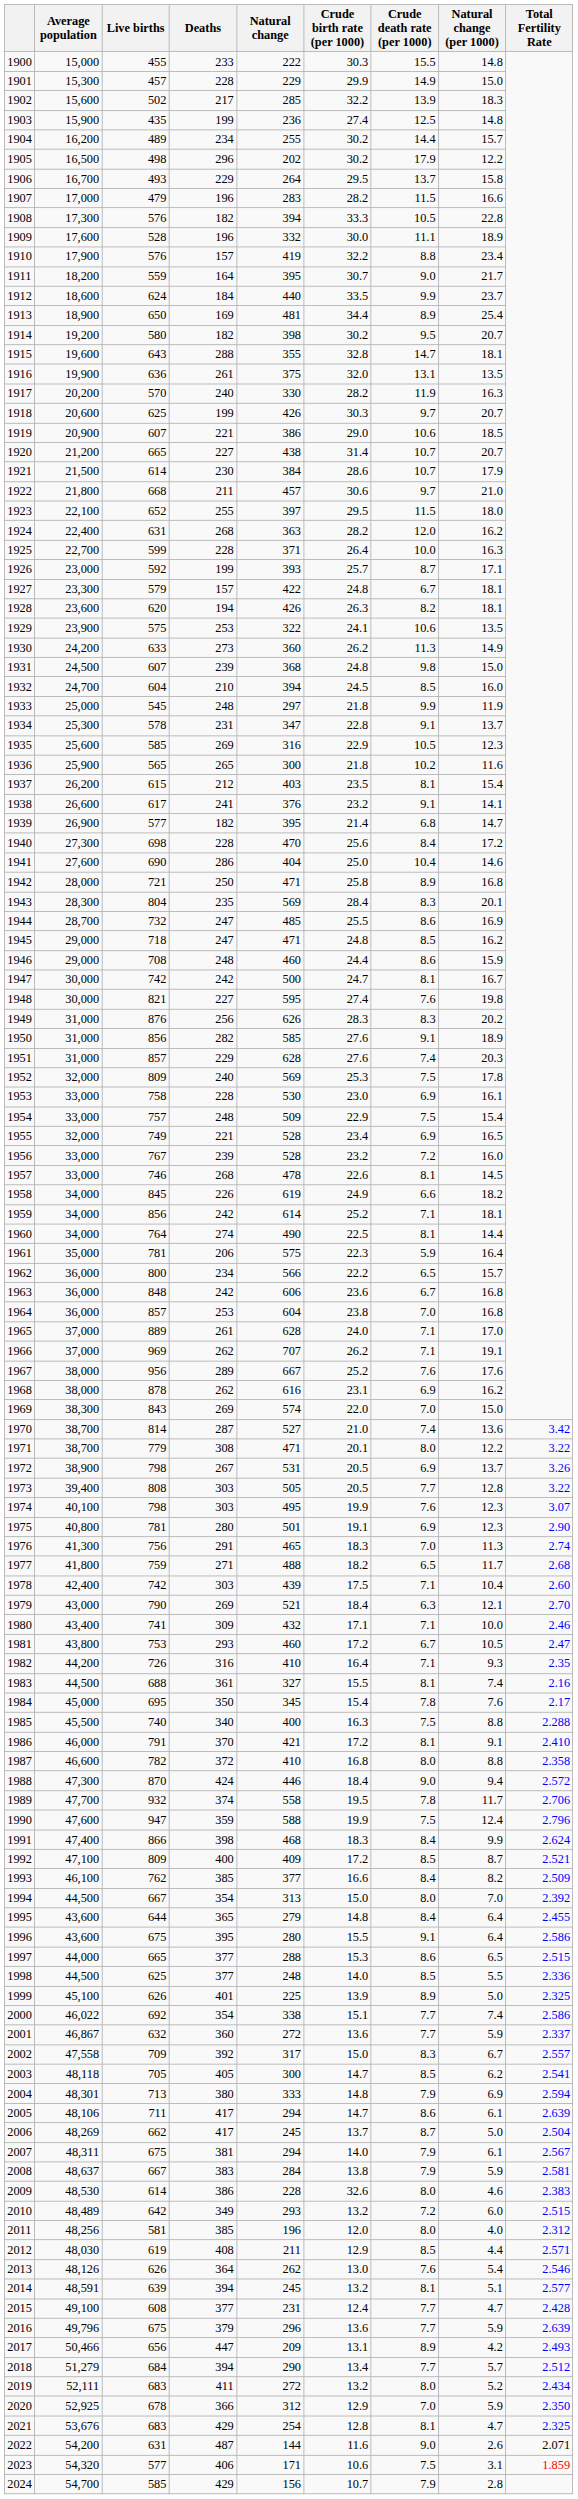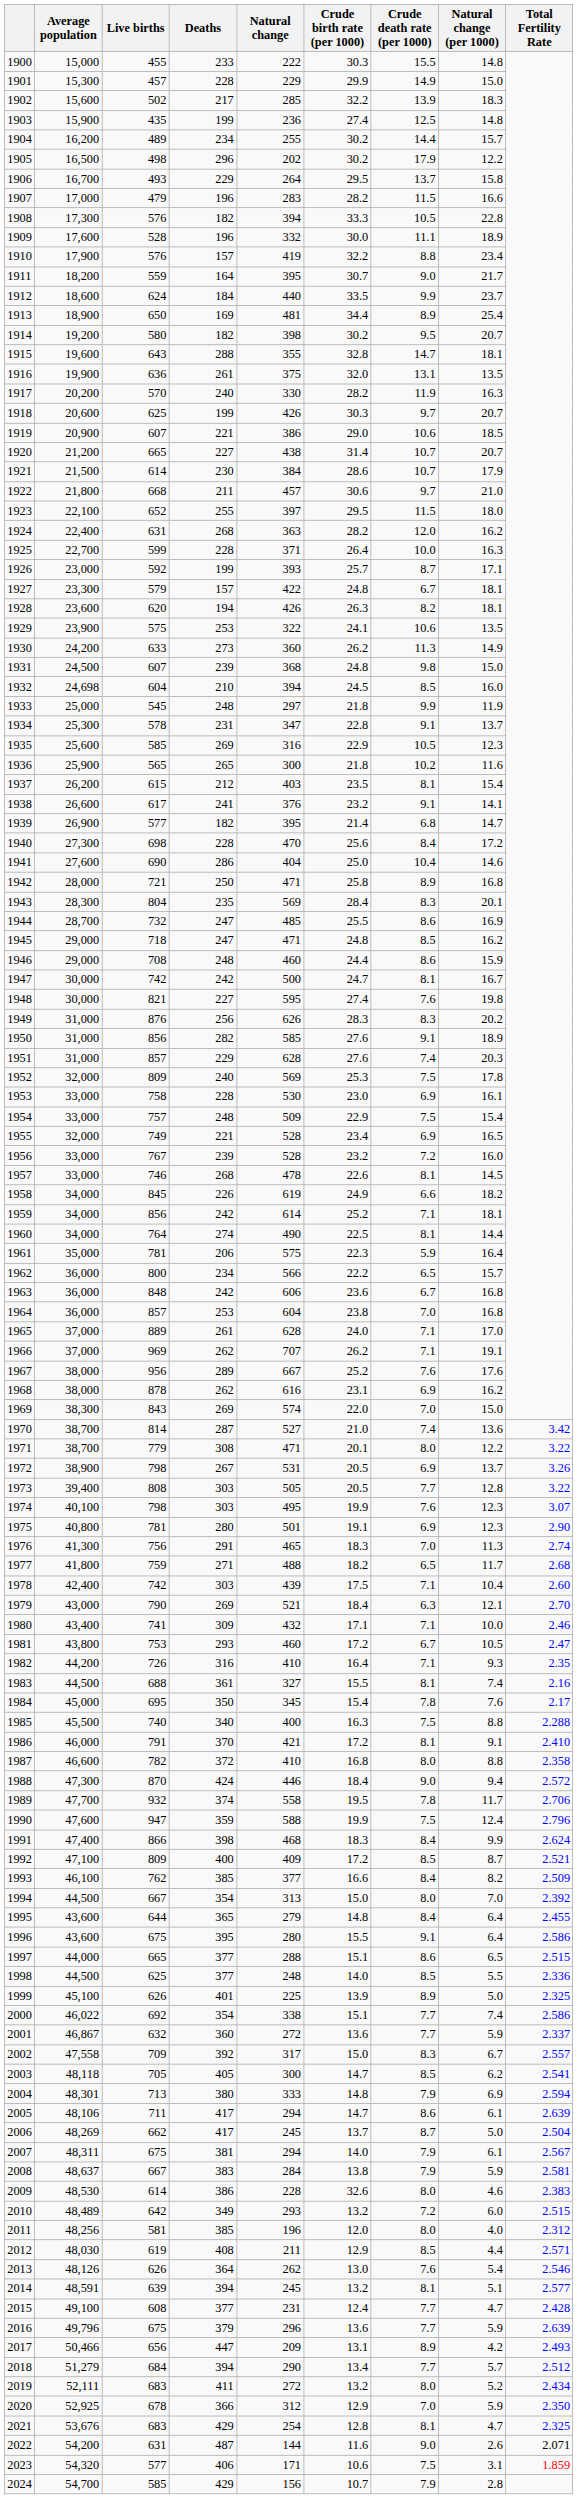(82, 686) 24,700 -> (82, 686) 24,698
(357, 1956) 15.3 -> (357, 1956) 15.1
